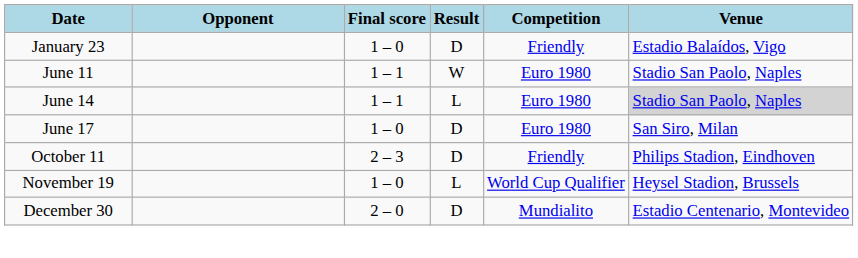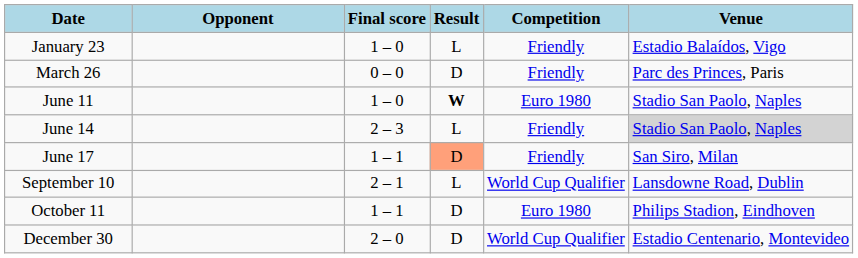(456, 46) D -> (456, 46) L
+ row: (68, 73)
(387, 73) 1 – 1 -> (387, 101) 1 – 0
(456, 73) normal -> (456, 101) bold
(387, 101) 1 – 1 -> (387, 128) 2 – 3
(556, 101) Euro 1980 -> (556, 128) Friendly
(387, 128) 1 – 0 -> (387, 156) 1 – 1
(456, 128) no background -> (456, 156) lightsalmon background
(556, 128) Euro 1980 -> (556, 156) Friendly
+ row: (68, 183)
(387, 156) 2 – 3 -> (387, 211) 1 – 1
(556, 156) Friendly -> (556, 211) Euro 1980
- row: (68, 183)
(556, 211) Mundialito -> (556, 239) World Cup Qualifier
